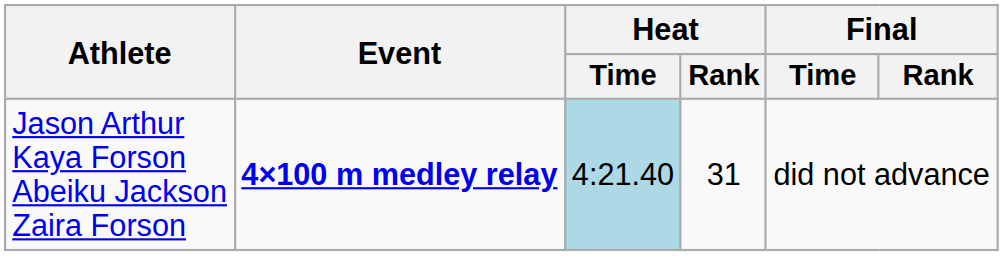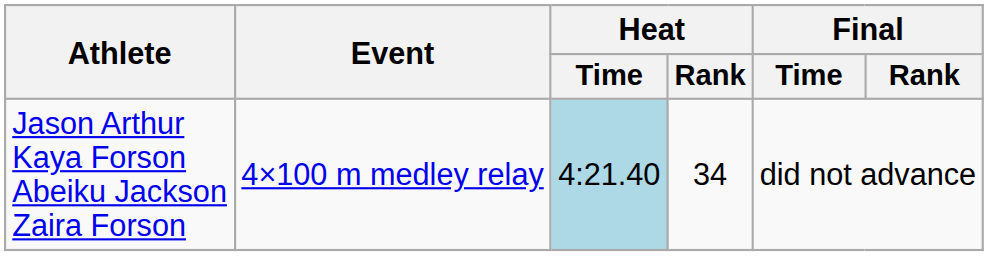(399, 175) bold -> (393, 175) normal
(724, 175) 31 -> (710, 175) 34
